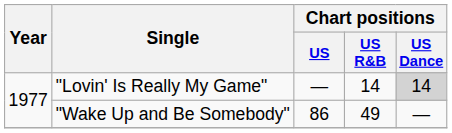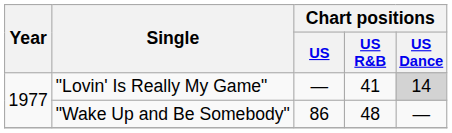(370, 86) 14 -> (370, 86) 41
(370, 114) 49 -> (370, 114) 48
